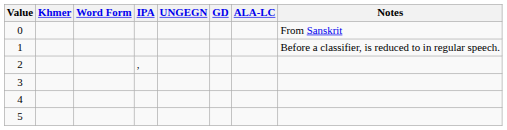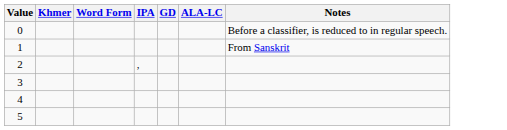- column: (183, 13)
(311, 30) From Sanskrit -> (337, 30) Before a classifier, is reduced to in regular speech.
(390, 47) Before a classifier, is reduced to in regular speech. -> (259, 47) From Sanskrit
